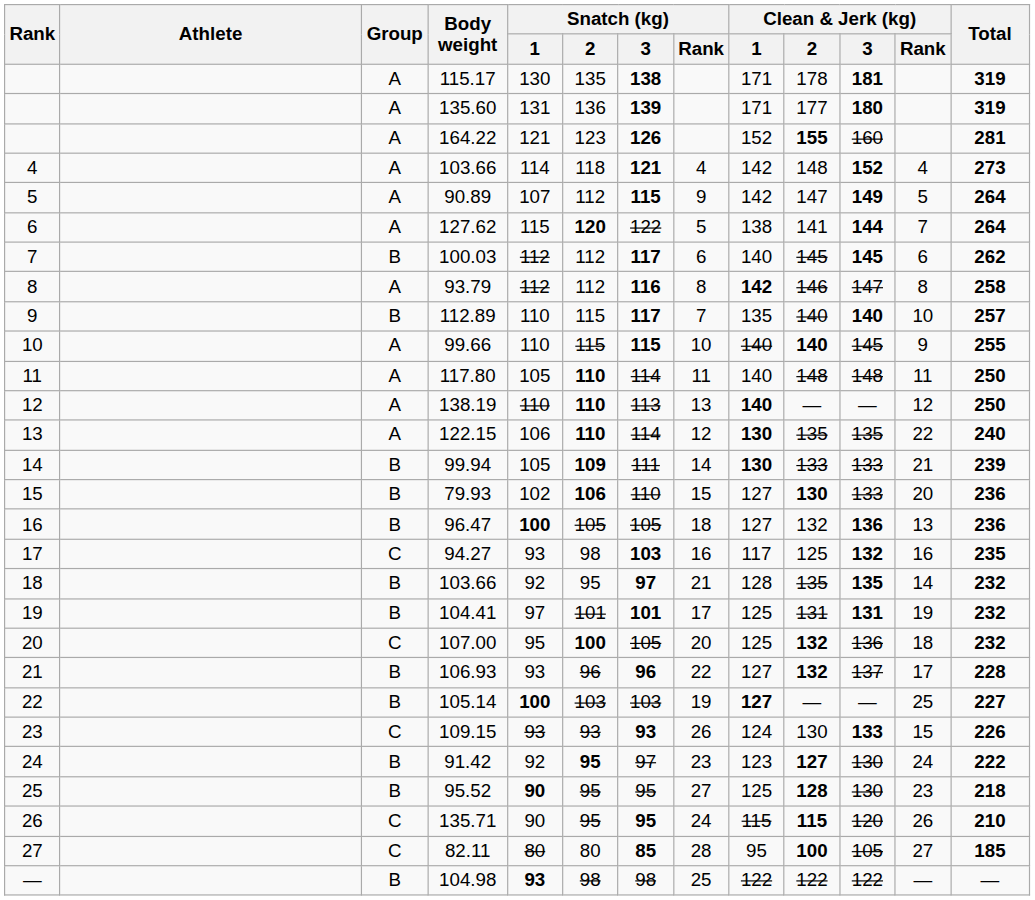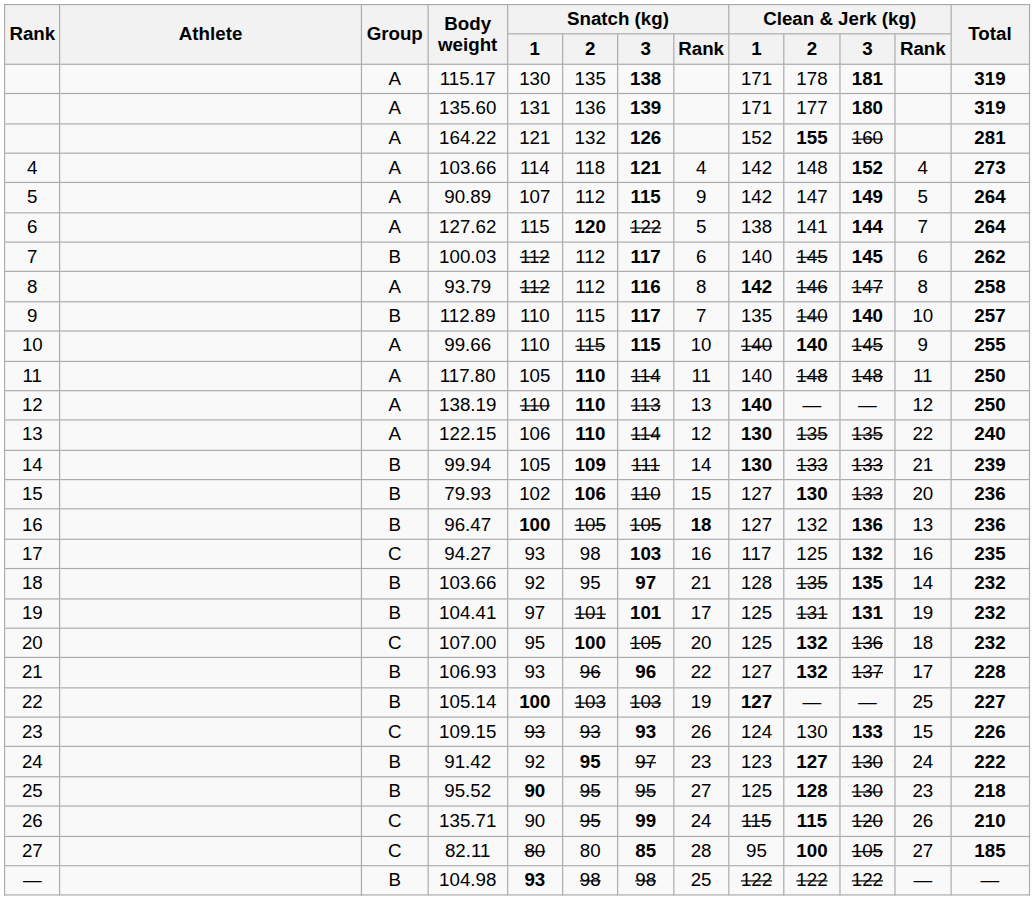(590, 138) 123 -> (590, 138) 132
(701, 524) normal -> (701, 524) bold
(646, 820) 95 -> (646, 820) 99
